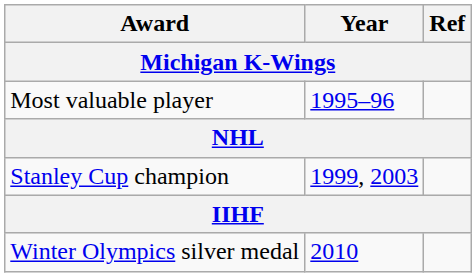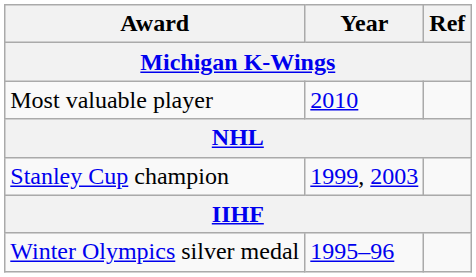(352, 99) 1995–96 -> (334, 99) 2010
(334, 251) 2010 -> (352, 251) 1995–96
